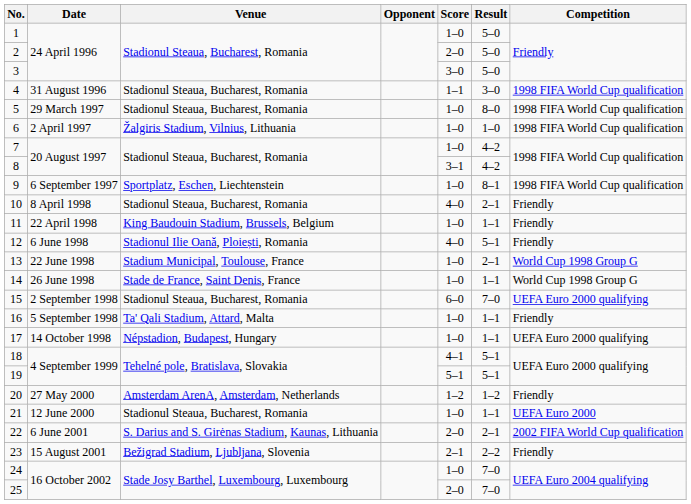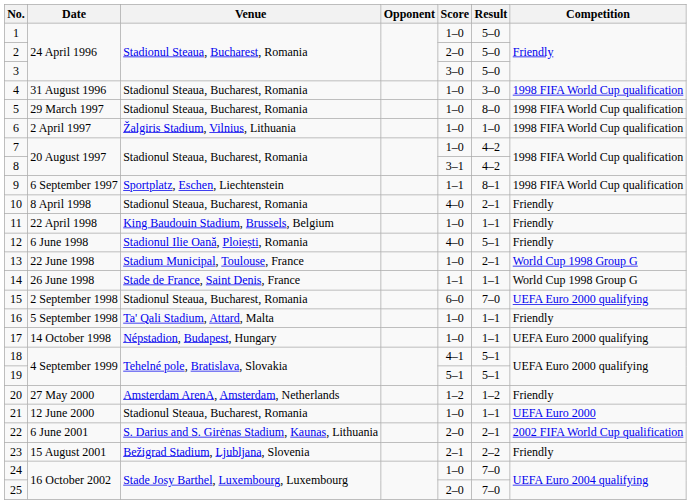(455, 90) 1–1 -> (455, 90) 1–0
(455, 185) 1–0 -> (455, 185) 1–1
(455, 280) 1–0 -> (455, 280) 1–1
